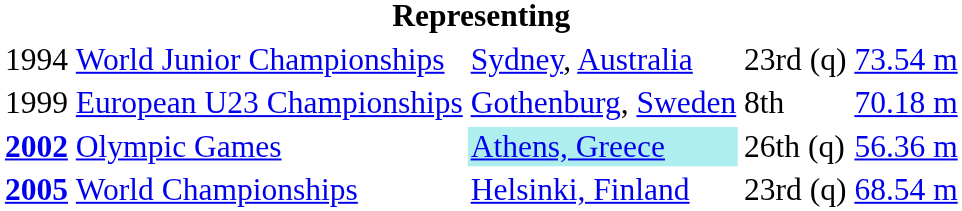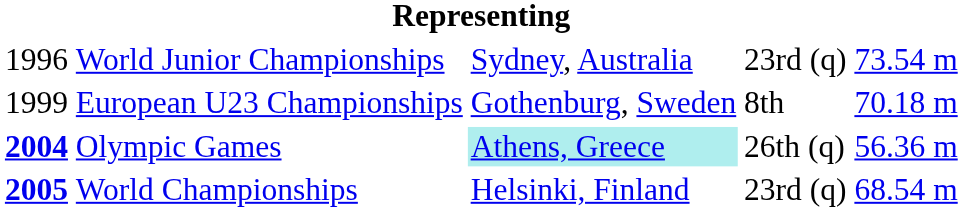(36, 59) 1994 -> (36, 59) 1996
(36, 146) 2002 -> (36, 146) 2004
